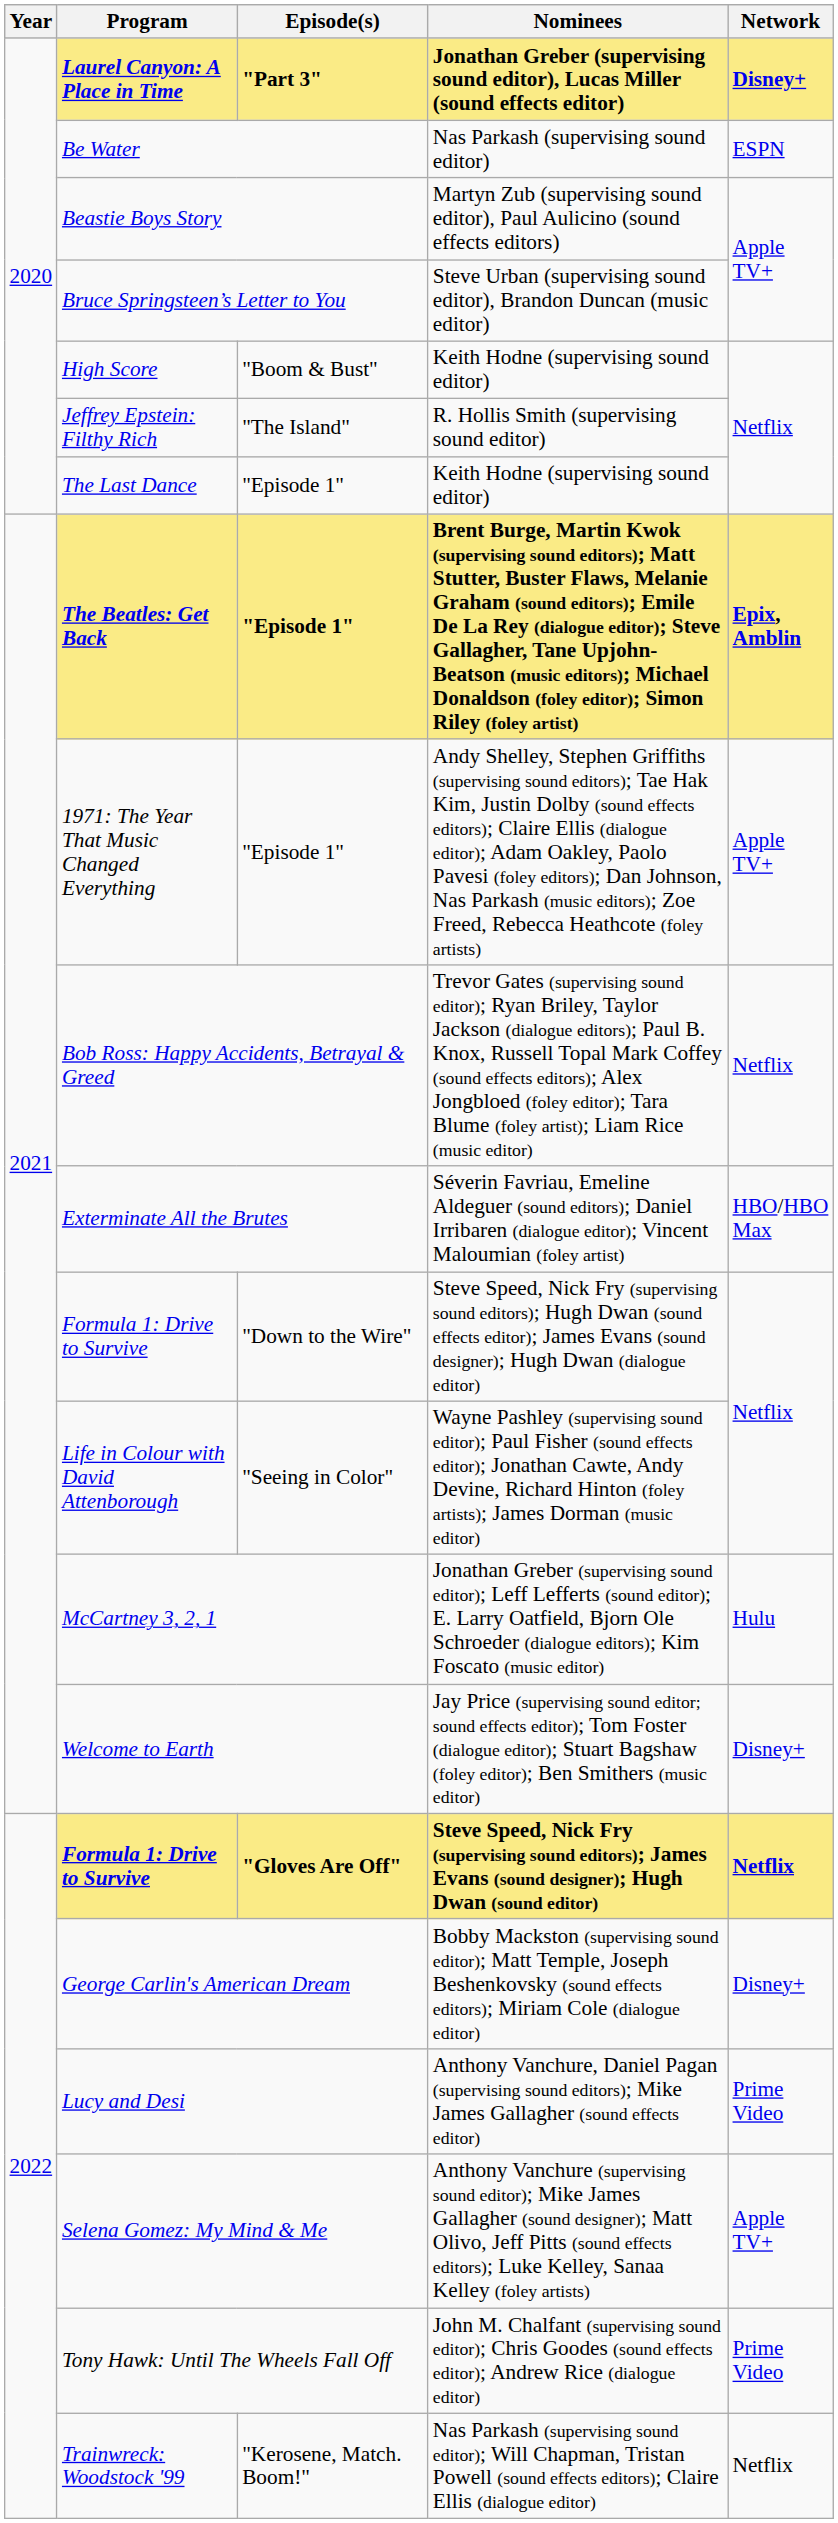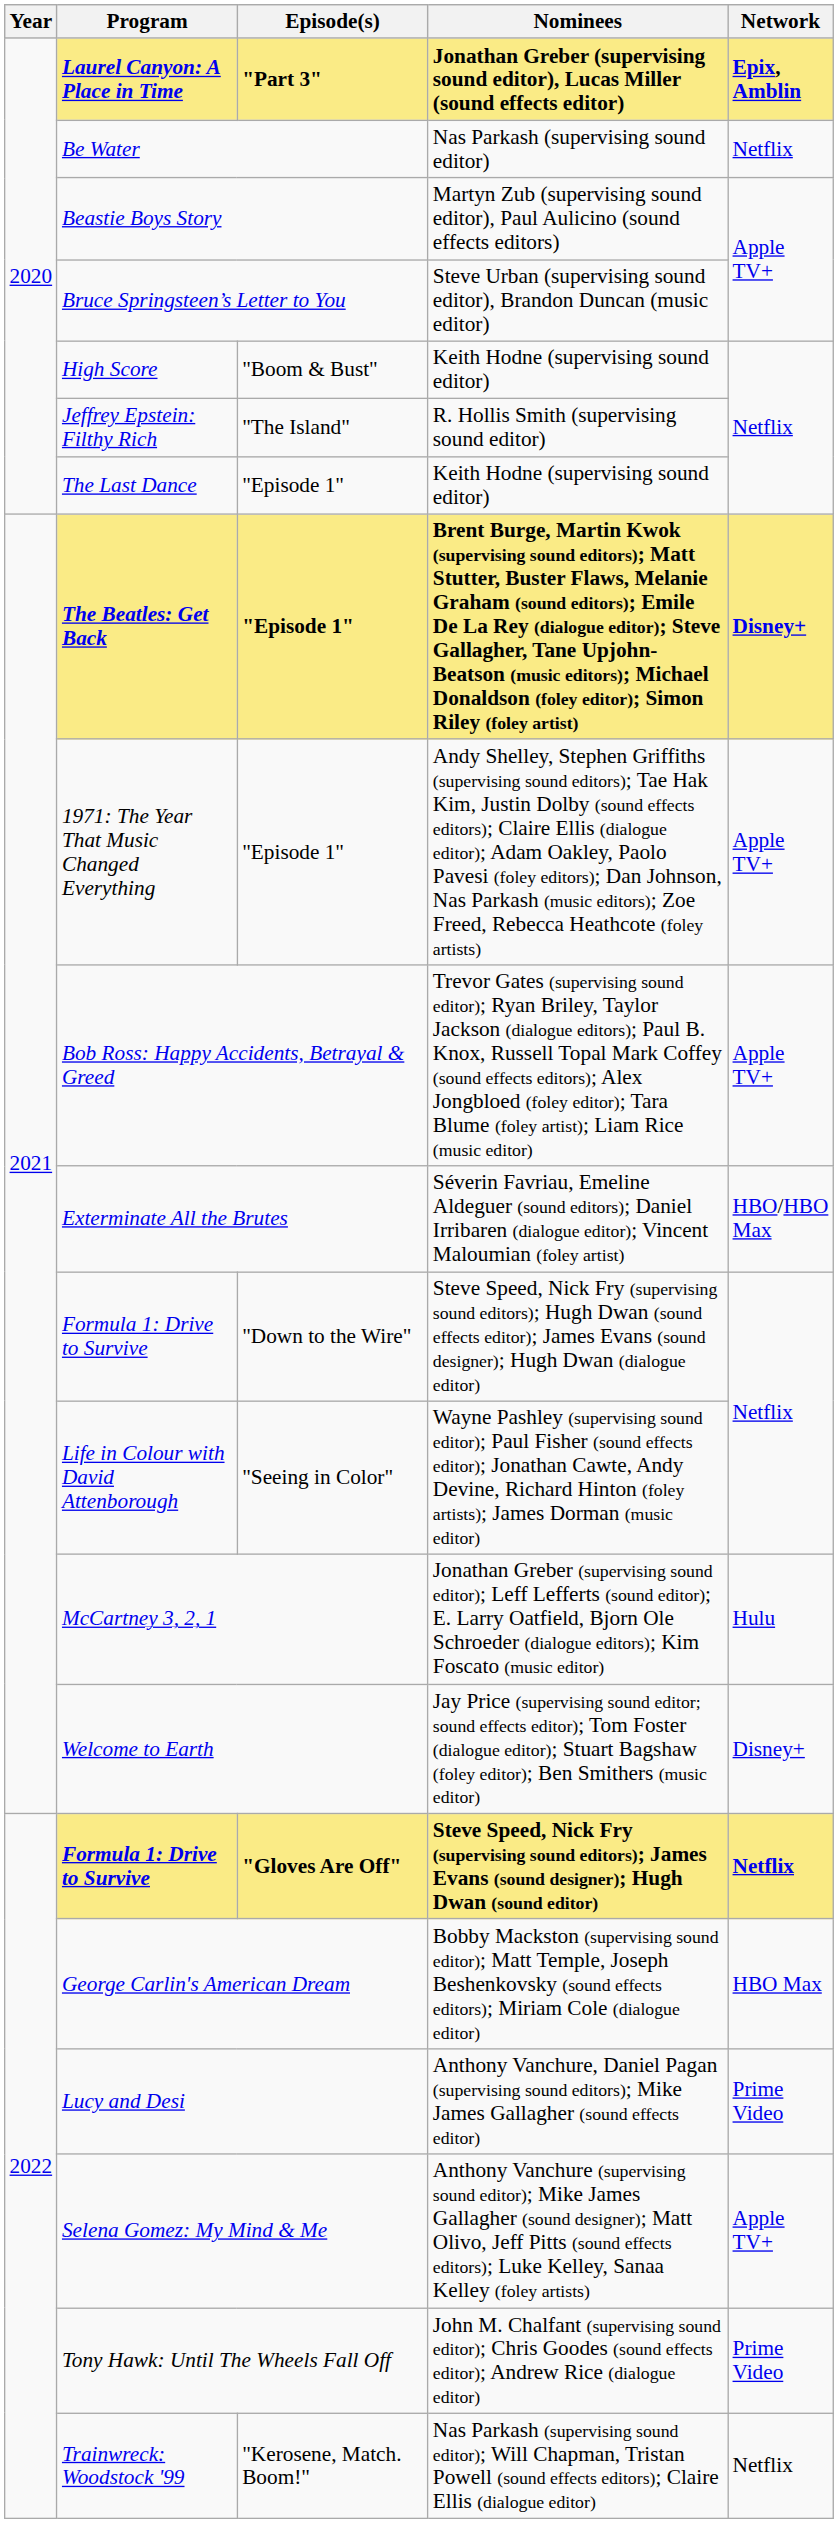(769, 79) Disney+ -> (767, 79) Epix, Amblin
(759, 148) ESPN -> (763, 148) Netflix
(767, 626) Epix, Amblin -> (769, 626) Disney+
(763, 1065) Netflix -> (759, 1065) Apple TV+
(769, 1983) Disney+ -> (777, 1983) HBO Max
